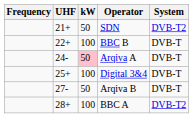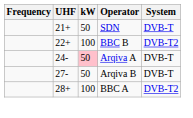(169, 27) DVB-T2 -> (159, 27) DVB-T
(166, 43) DVB-T -> (161, 43) DVB-T2
- row: (124, 74)
